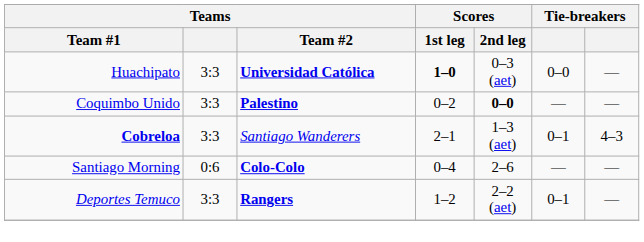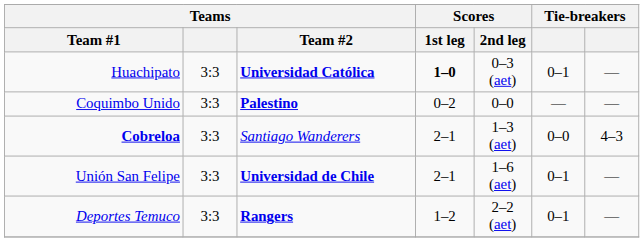(558, 71) 0–0 -> (558, 71) 0–1
(503, 103) bold -> (503, 103) normal
(558, 135) 0–1 -> (558, 135) 0–0
- row: (126, 167)
+ row: (128, 176)
